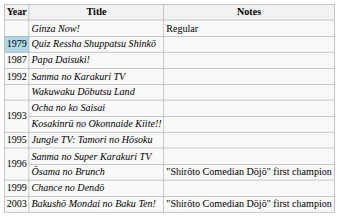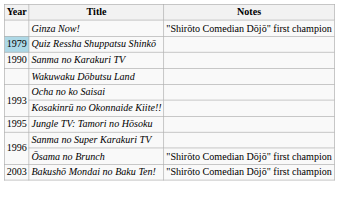(182, 28) Regular -> (249, 28) "Shirōto Comedian Dōjō" first champion
- row: (61, 60)
(17, 76) 1992 -> (17, 60) 1990
- row: (68, 188)
